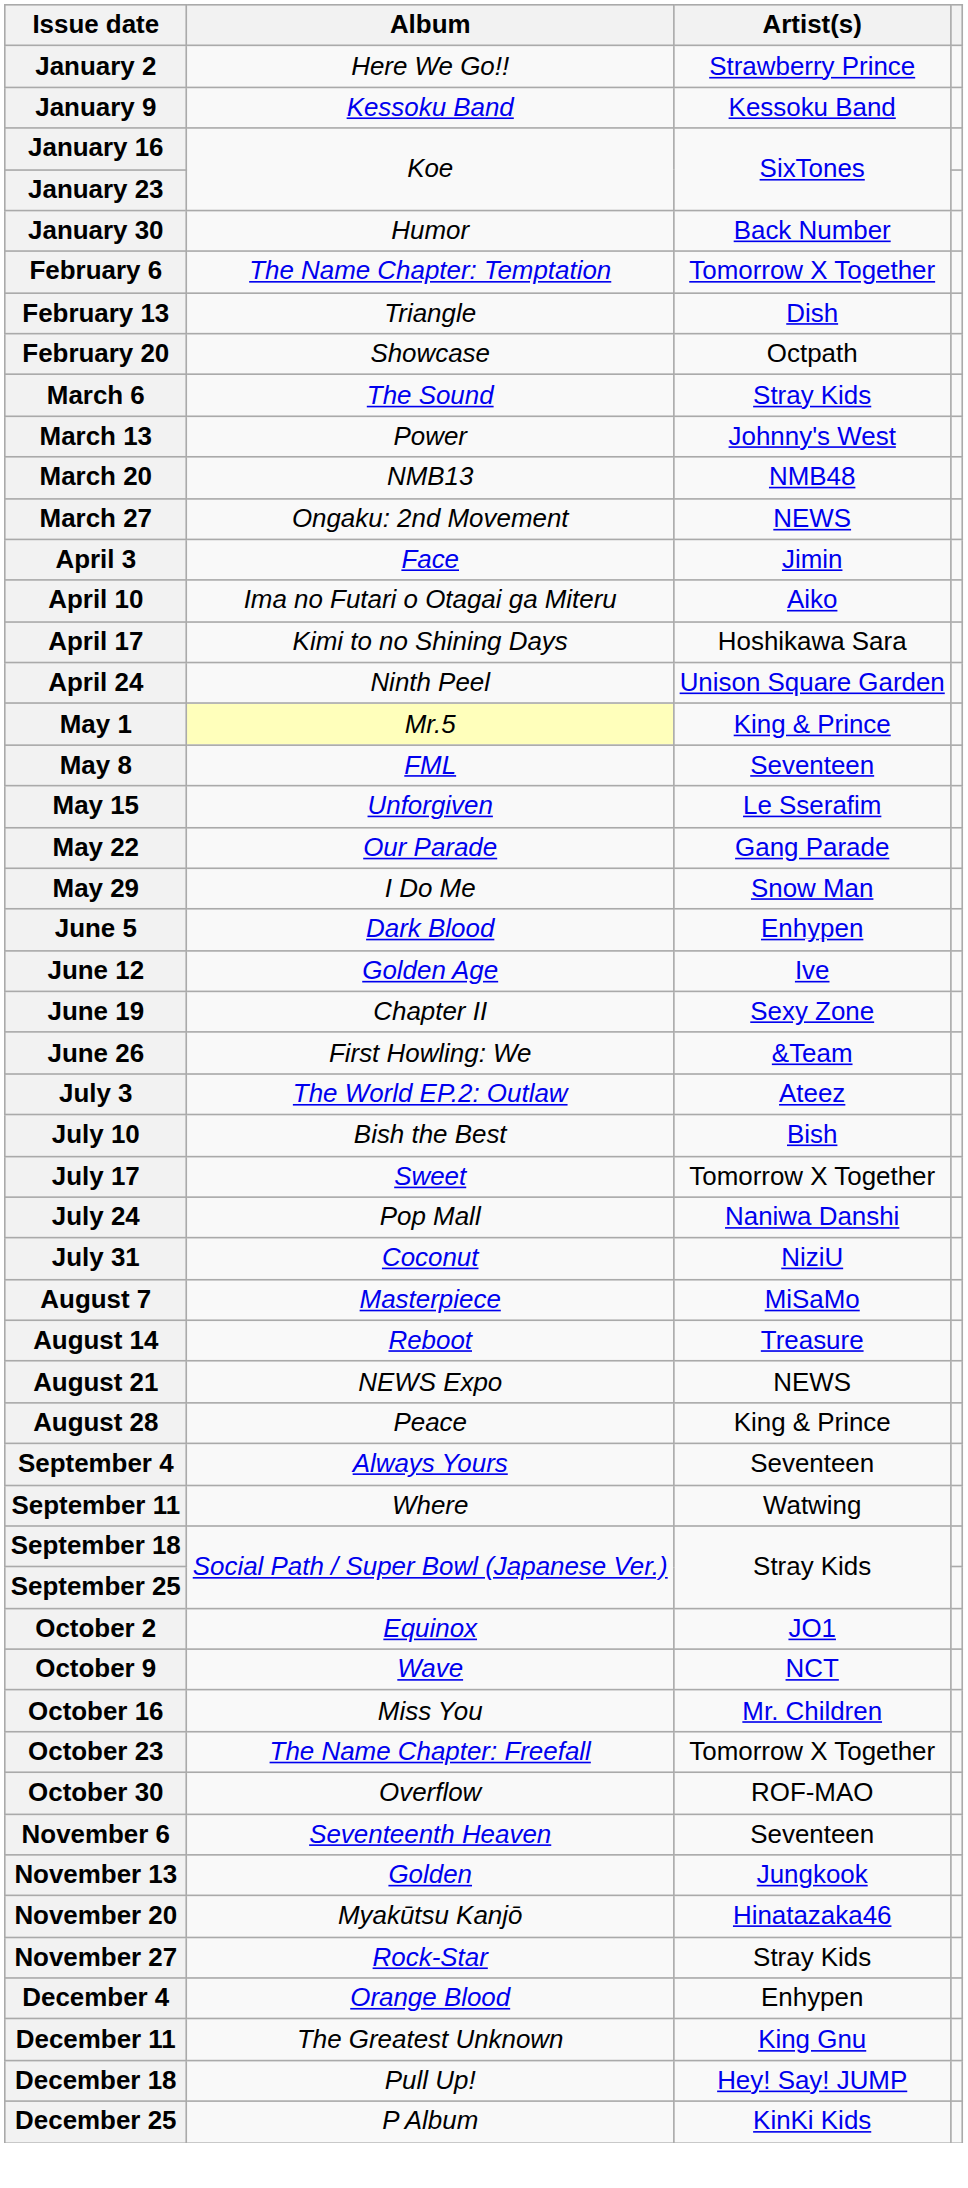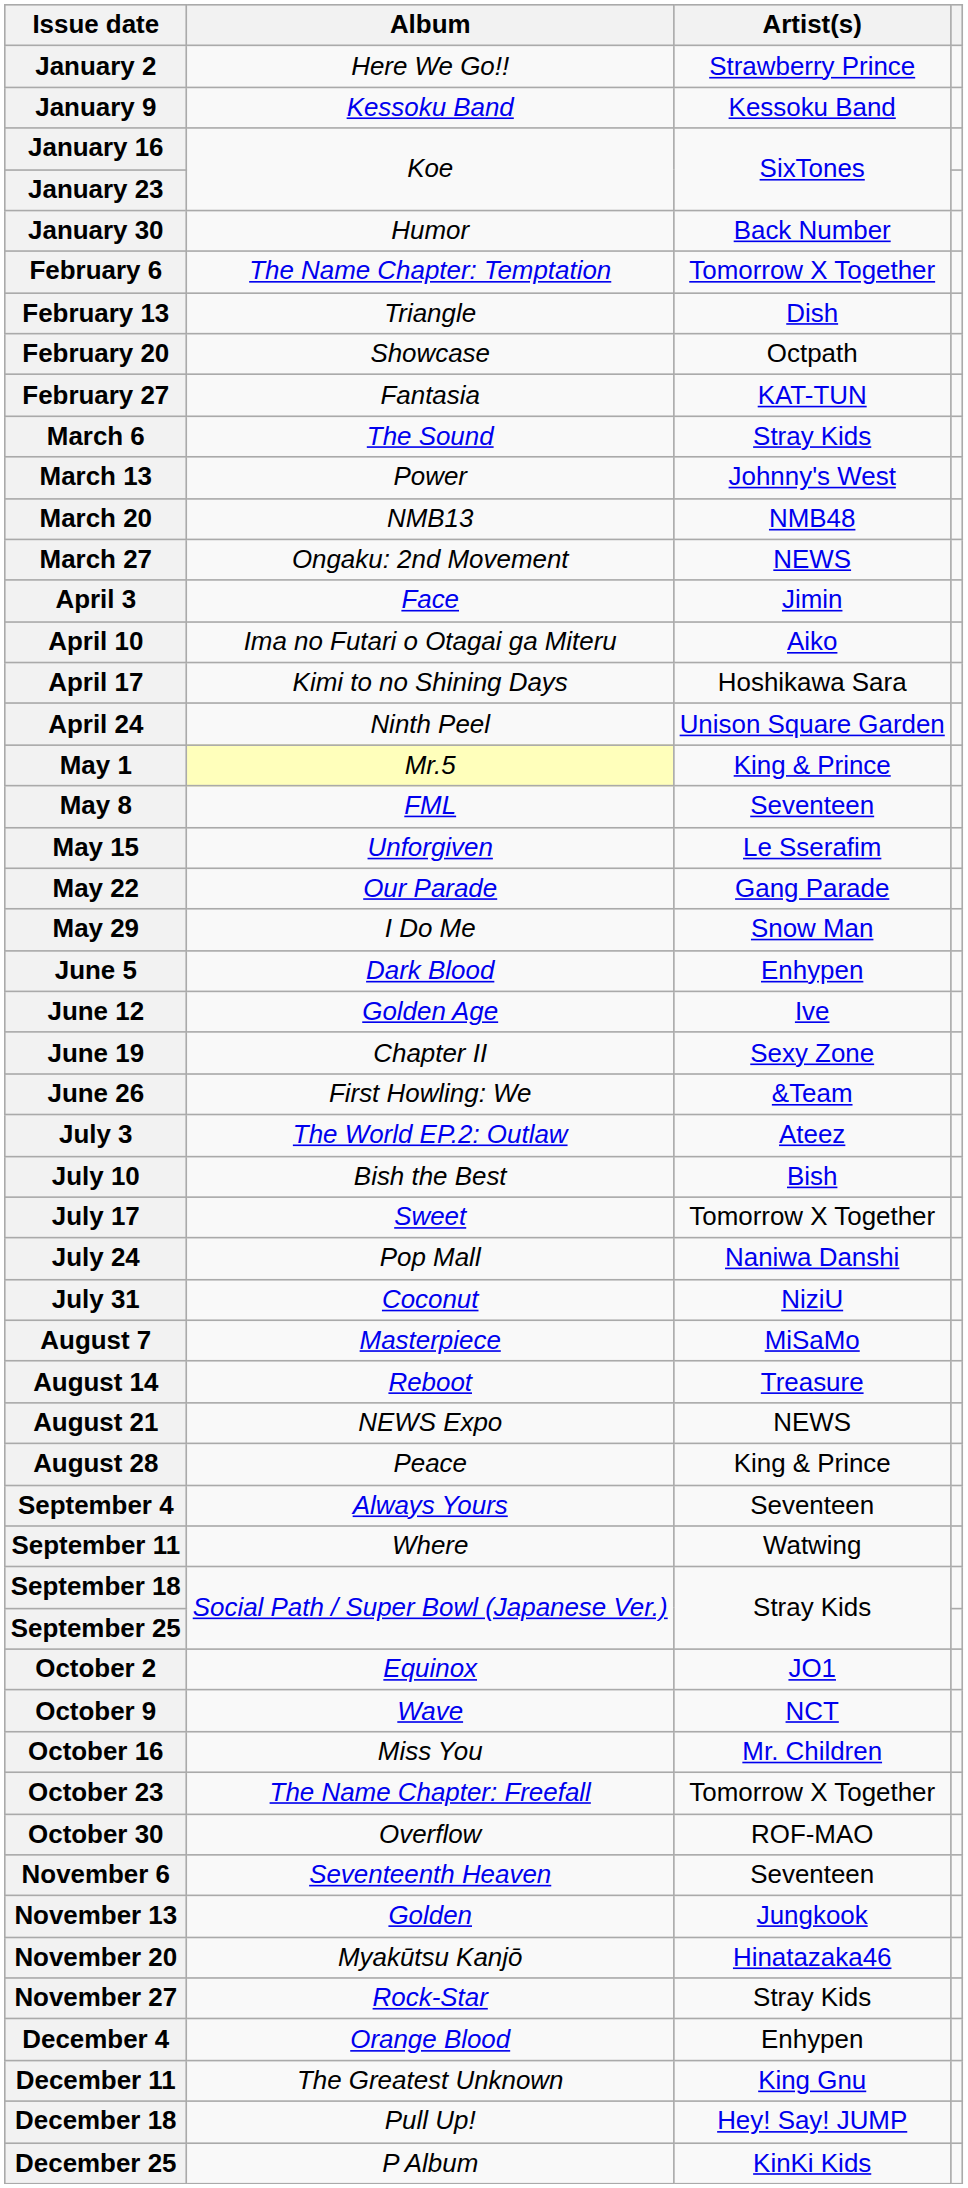+ row: (96, 395)
